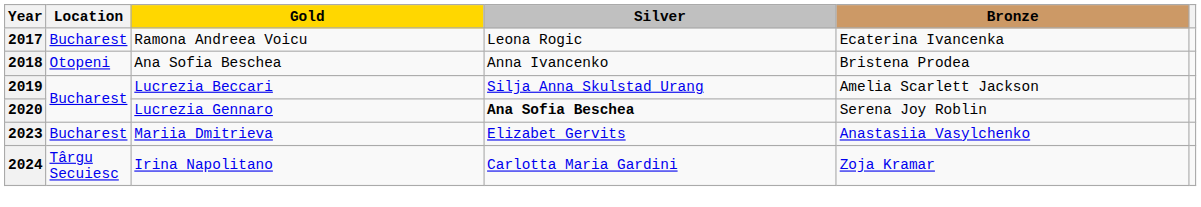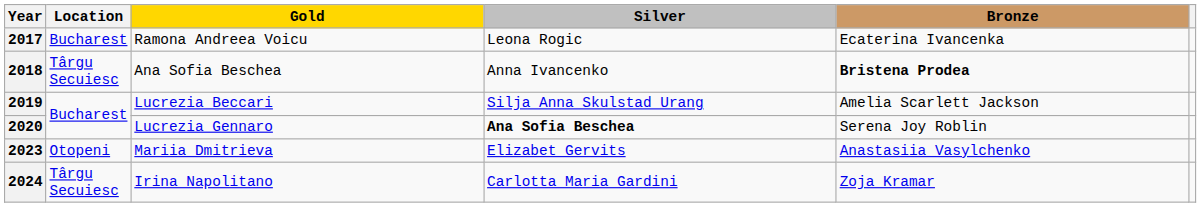(80, 63) Otopeni -> (84, 72) Târgu Secuiesc
(905, 63) normal -> (905, 72) bold
(88, 134) Bucharest -> (80, 151) Otopeni
